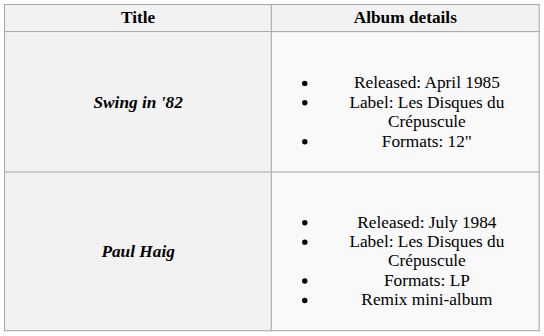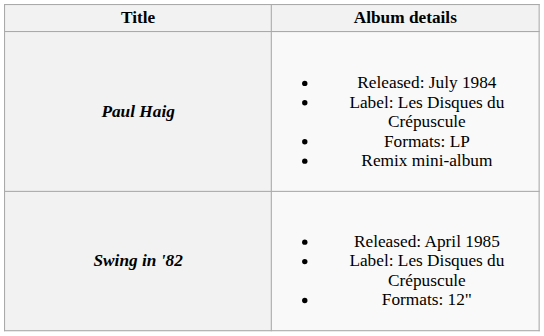rows swapped: (138, 251) <-> (138, 101)
